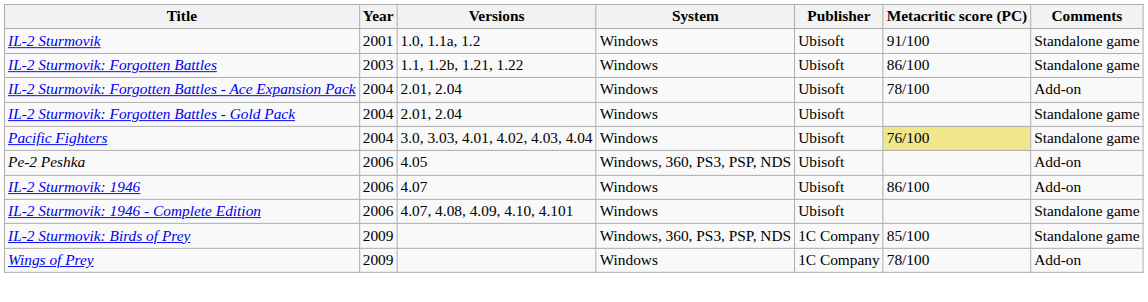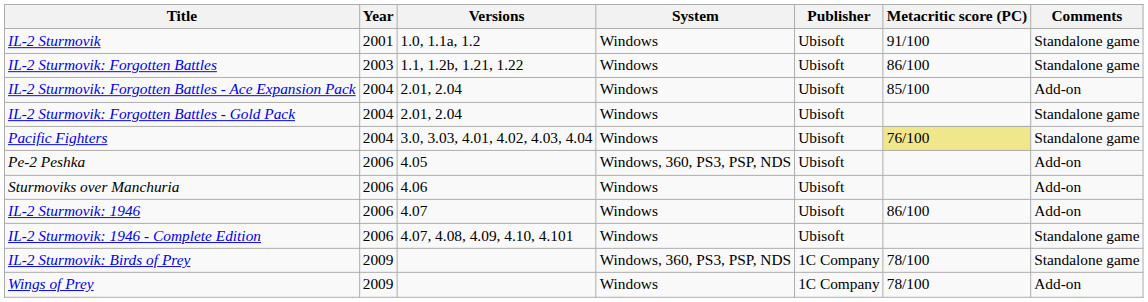(908, 89) 78/100 -> (908, 89) 85/100
+ row: (94, 187)
(908, 235) 85/100 -> (908, 260) 78/100
